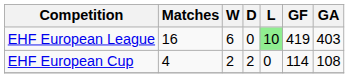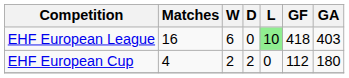(298, 38) 419 -> (298, 38) 418
(297, 61) 114 -> (297, 61) 112
(329, 61) 108 -> (329, 61) 180
